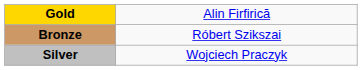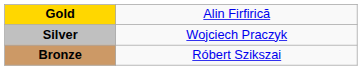rows swapped: (60, 55) <-> (60, 34)
